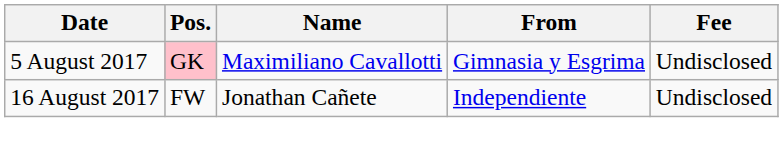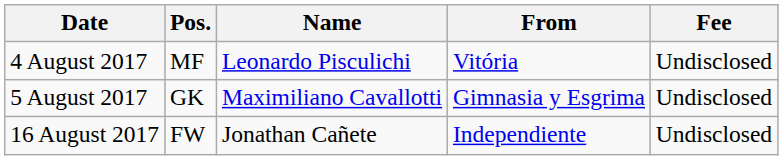+ row: (79, 60)
(187, 60) pink background -> (187, 97) no background
